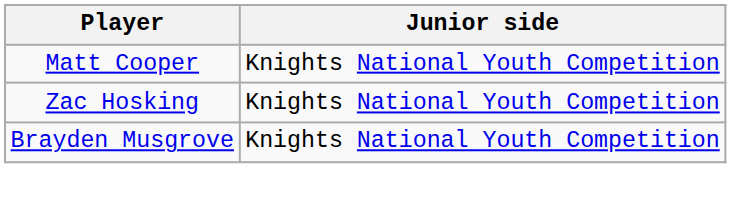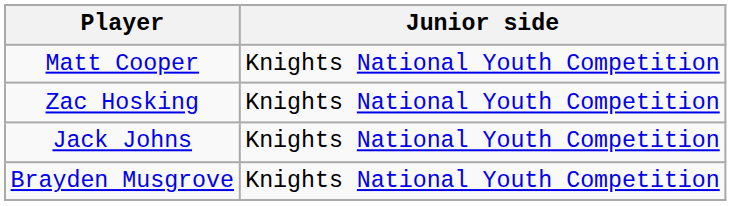+ row: (122, 142)
